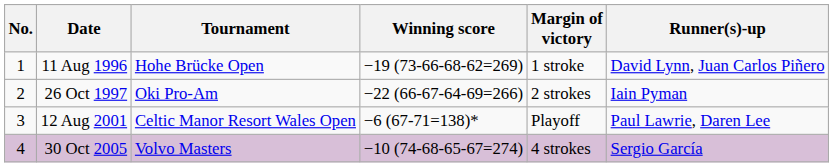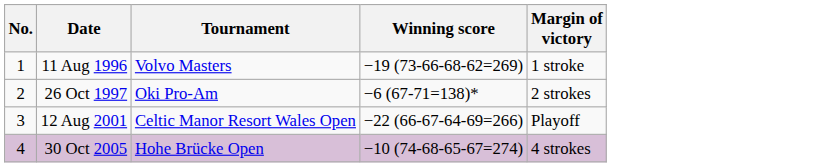- column: (718, 28)
(199, 65) Hohe Brücke Open -> (183, 65) Volvo Masters
(443, 93) −22 (66-67-64-69=266) -> (421, 93) −6 (67-71=138)*
(421, 120) −6 (67-71=138)* -> (443, 120) −22 (66-67-64-69=266)
(183, 148) Volvo Masters -> (199, 148) Hohe Brücke Open
